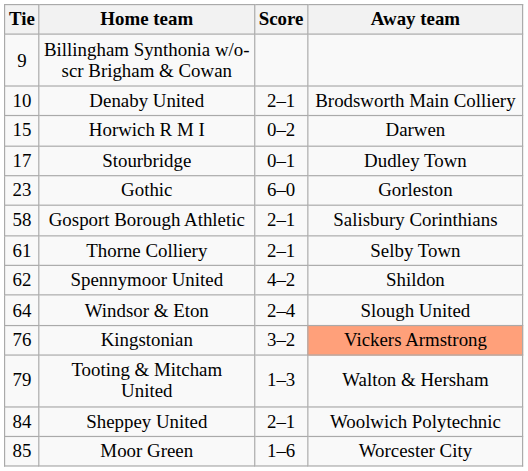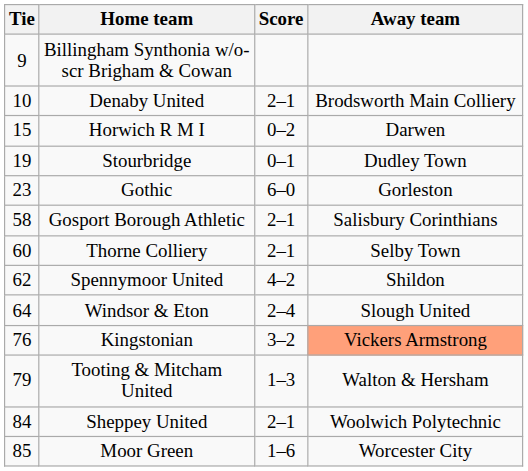(22, 160) 17 -> (22, 160) 19
(22, 250) 61 -> (22, 250) 60
